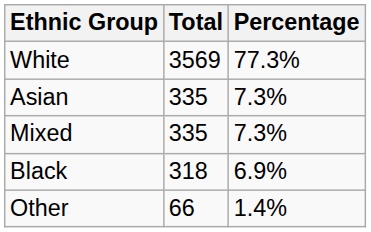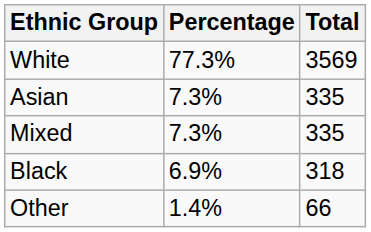columns swapped: (297, 23) <-> (196, 23)
